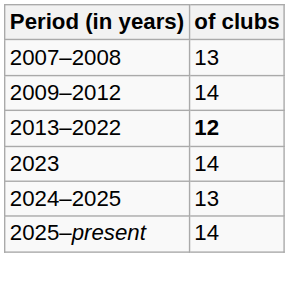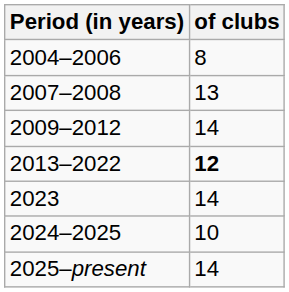+ row: (65, 57)
(207, 198) 13 -> (207, 233) 10
